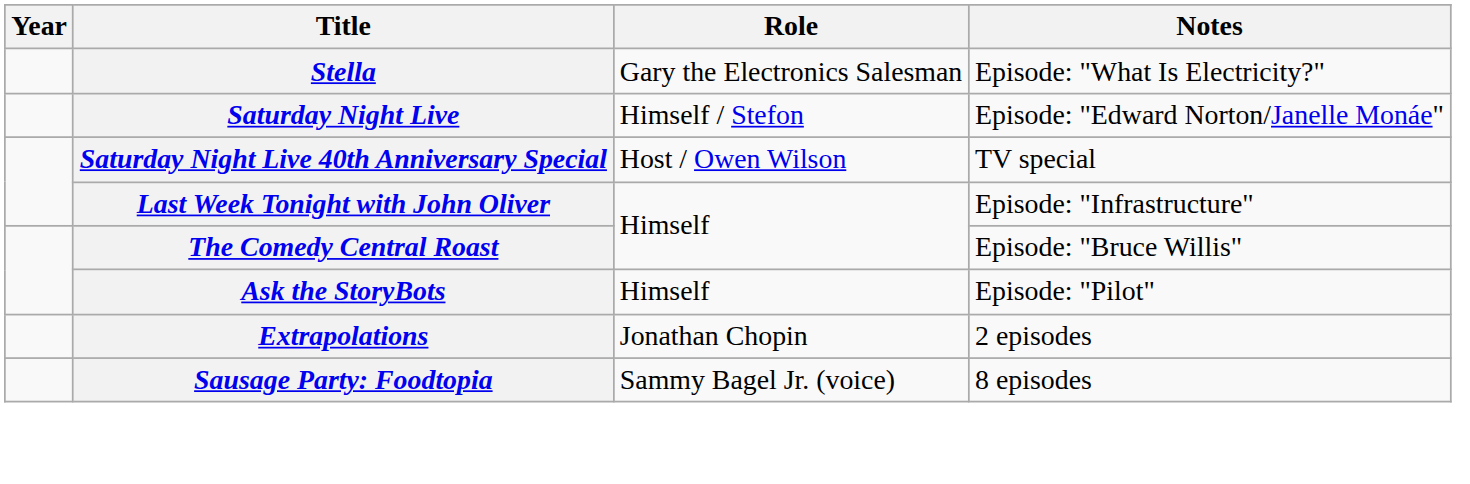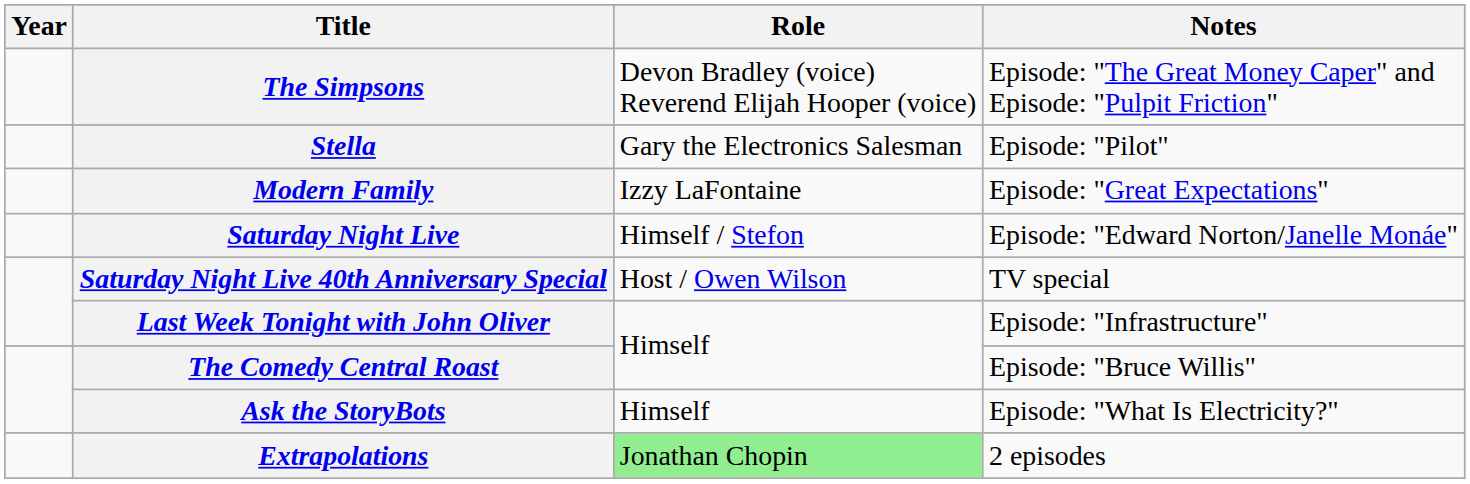+ row: (343, 86)
(1150, 70) Episode: "What Is Electricity?" -> (1079, 146) Episode: "Pilot"
+ row: (343, 190)
(1065, 291) Episode: "Pilot" -> (1164, 411) Episode: "What Is Electricity?"
(714, 335) no background -> (714, 455) lightgreen background
- row: (343, 379)
